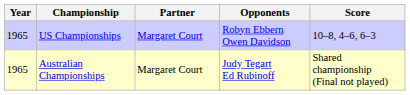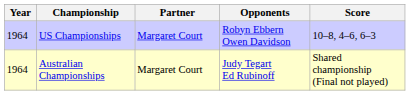(17, 35) 1965 -> (17, 35) 1964
(17, 70) 1965 -> (17, 70) 1964
